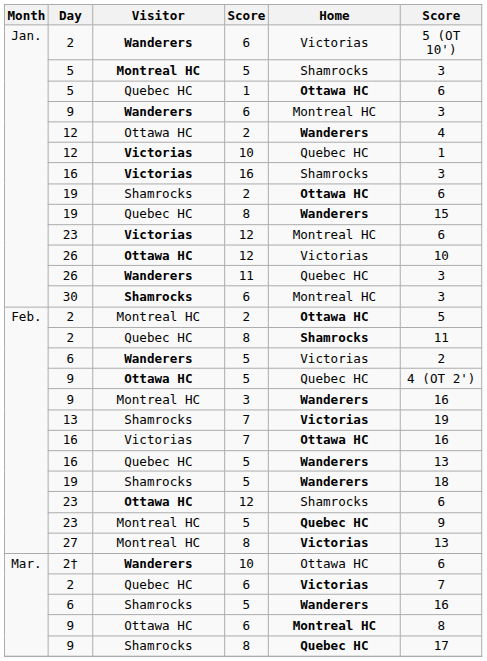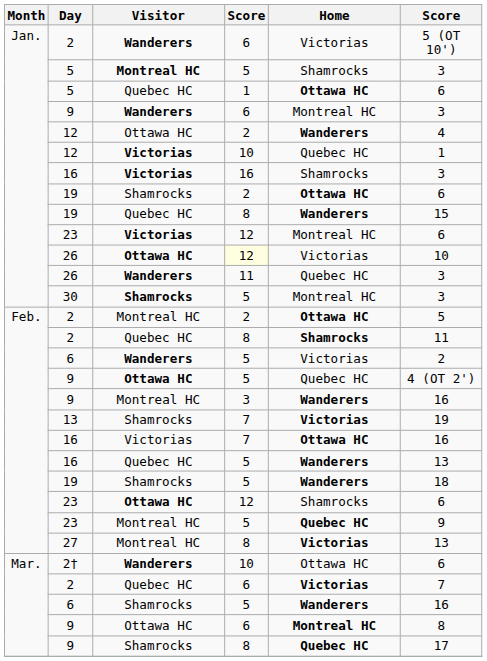(246, 255) no background -> (246, 255) lightyellow background
(246, 296) 6 -> (246, 296) 5
